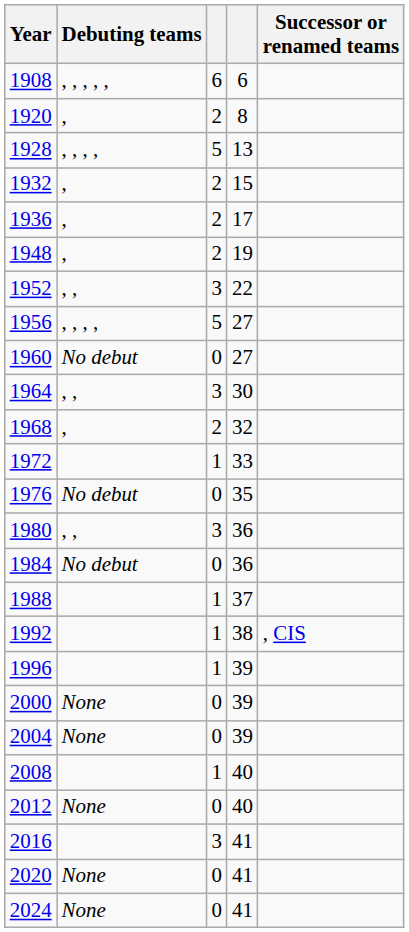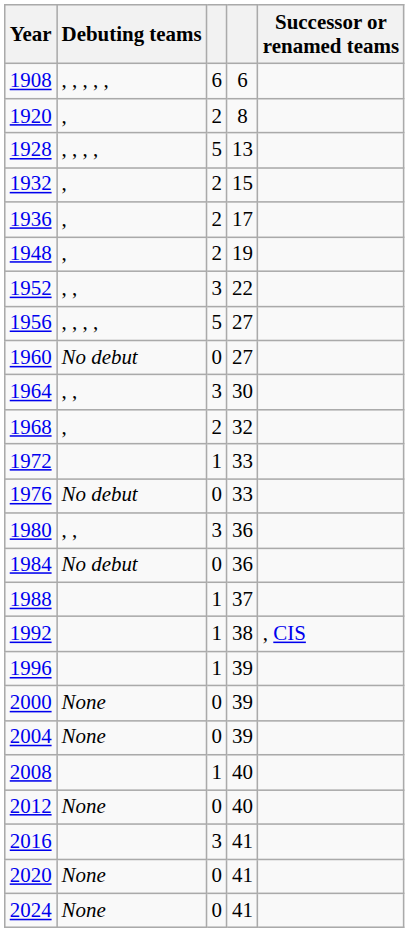(242, 495) 35 -> (242, 495) 33
